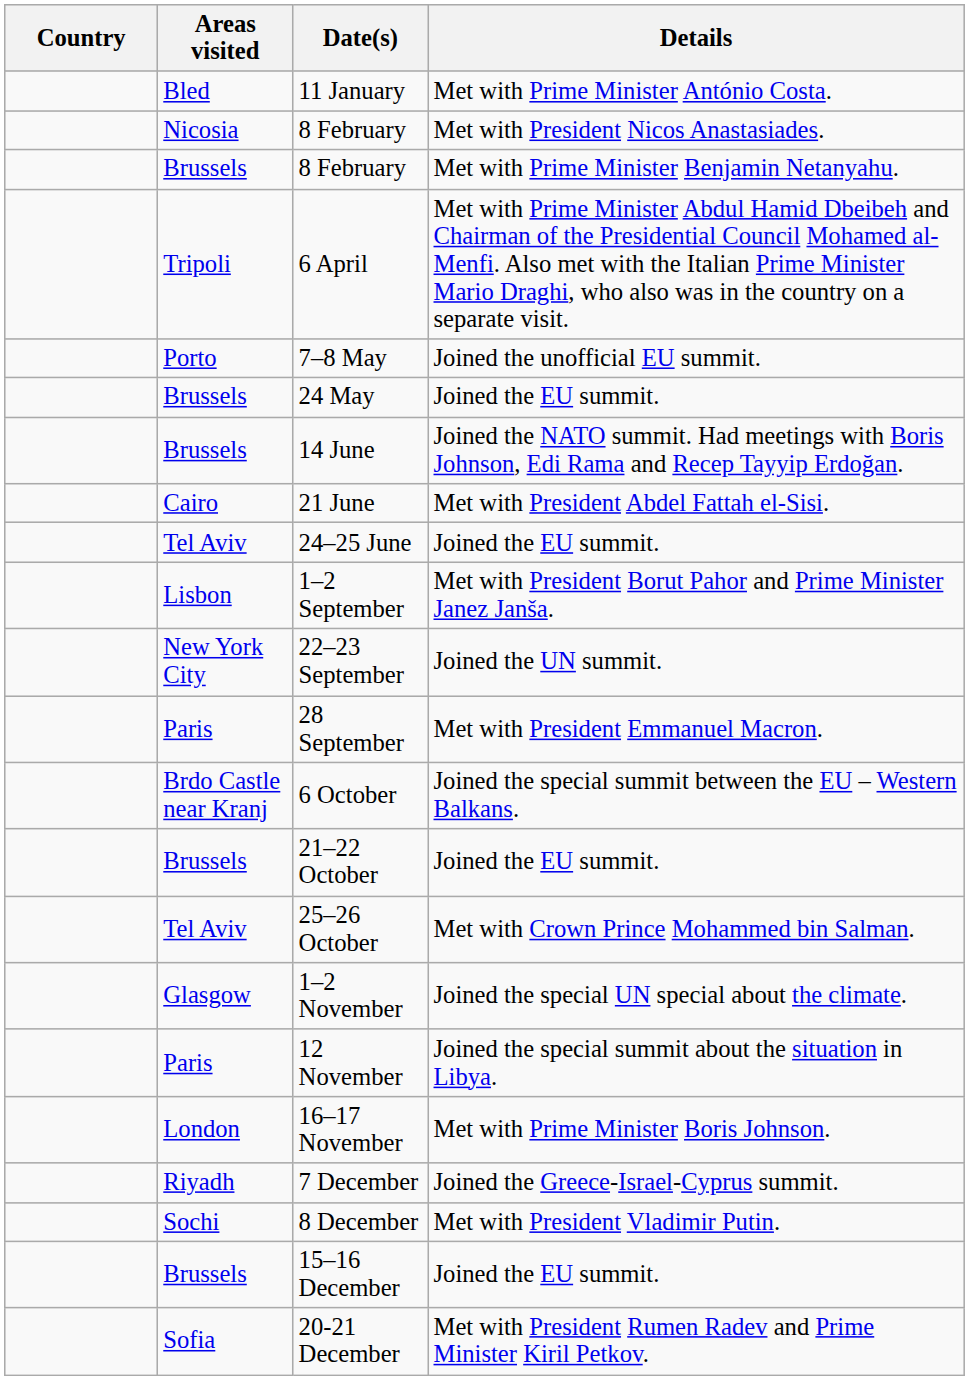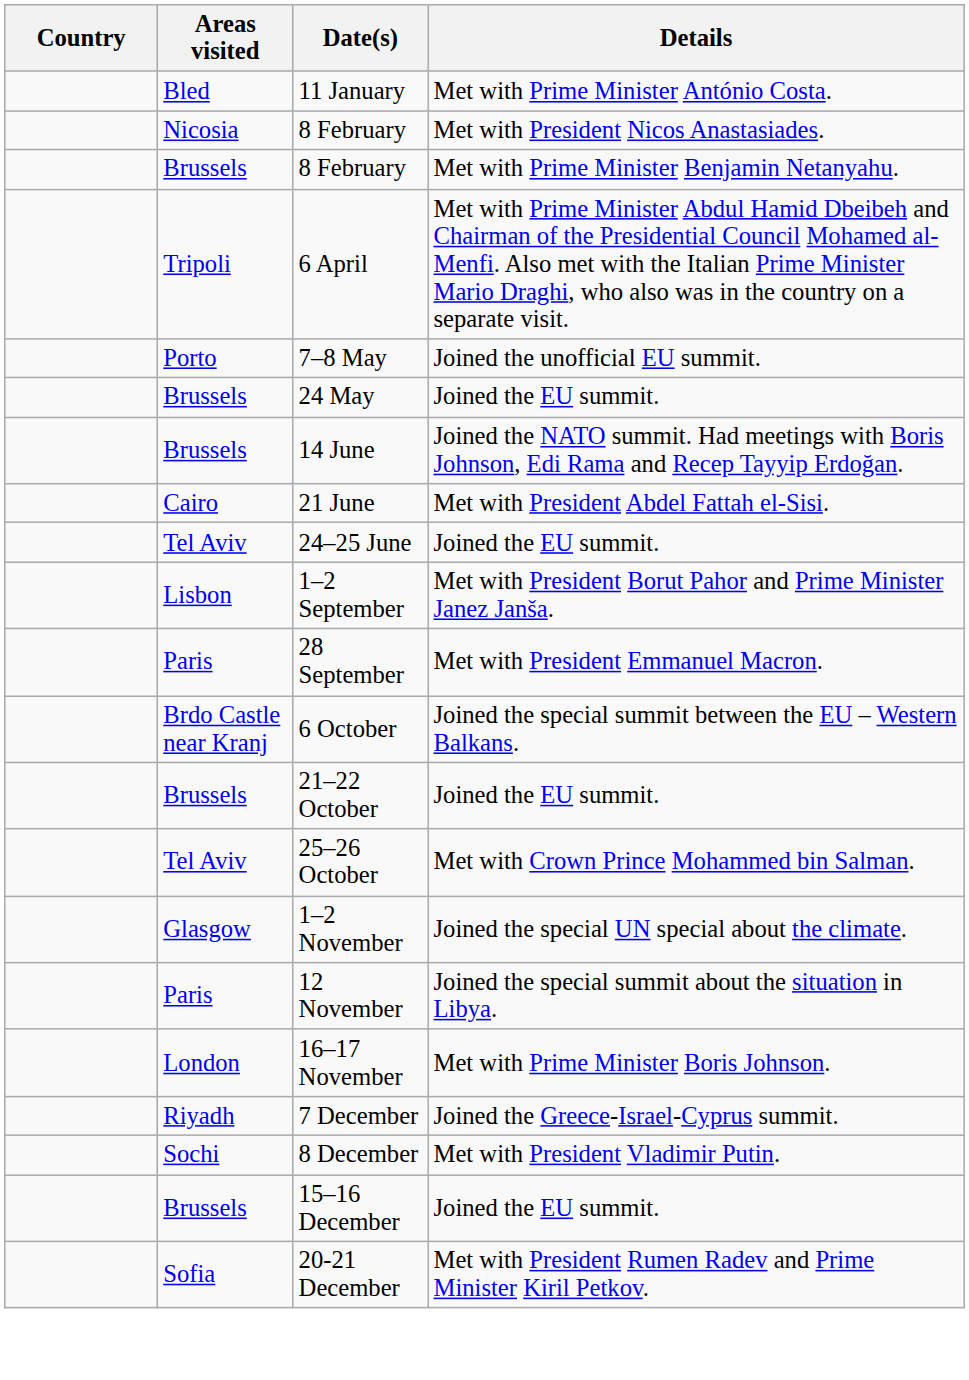- row: (351, 661)
